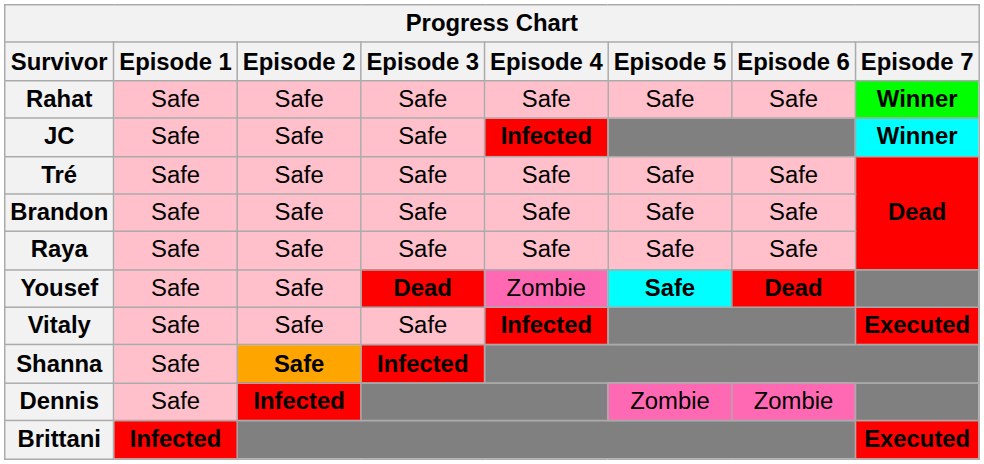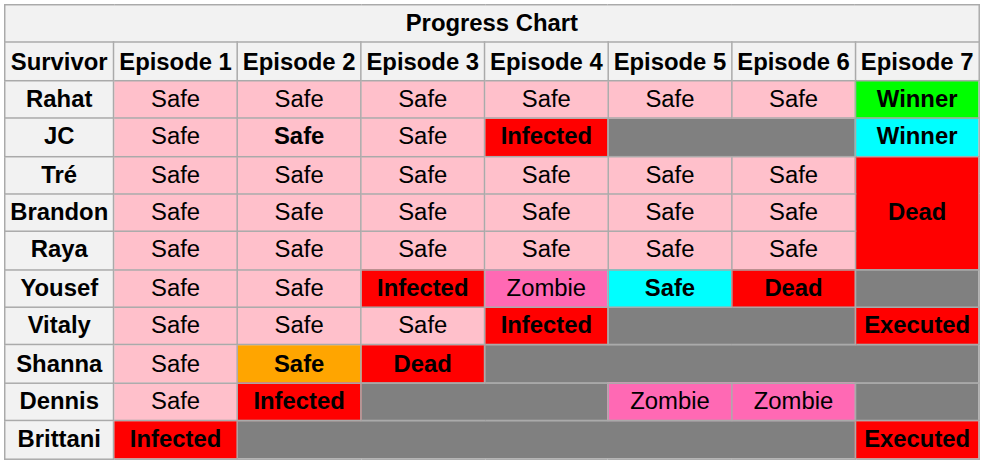(299, 136) normal -> (299, 136) bold
(423, 288) Dead -> (423, 288) Infected
(423, 363) Infected -> (423, 363) Dead
